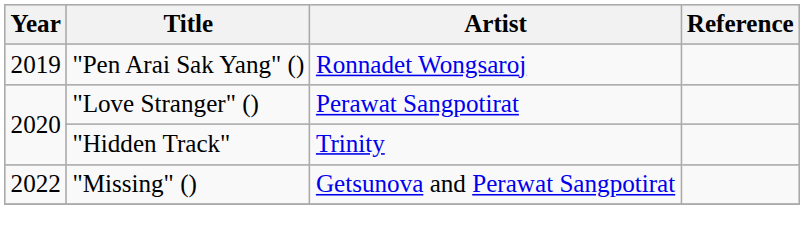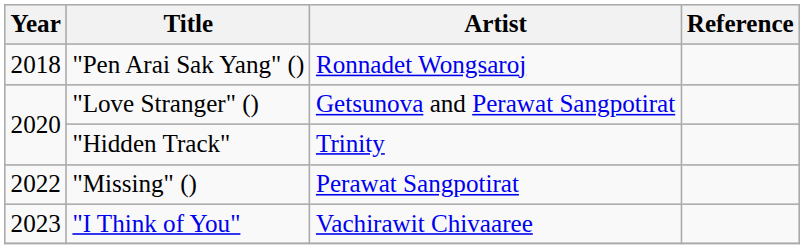(36, 64) 2019 -> (36, 64) 2018
(417, 104) Perawat Sangpotirat -> (496, 104) Getsunova and Perawat Sangpotirat
(496, 183) Getsunova and Perawat Sangpotirat -> (417, 183) Perawat Sangpotirat
+ row: (156, 223)
